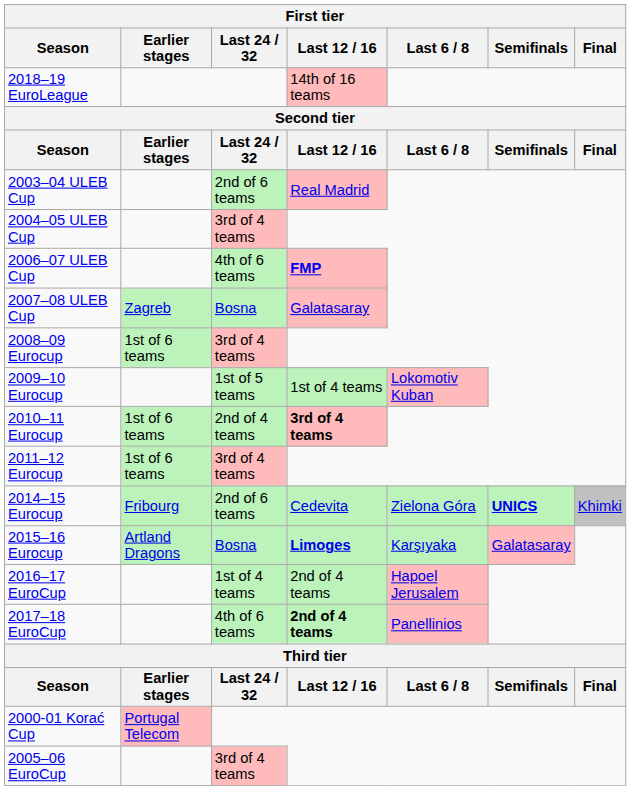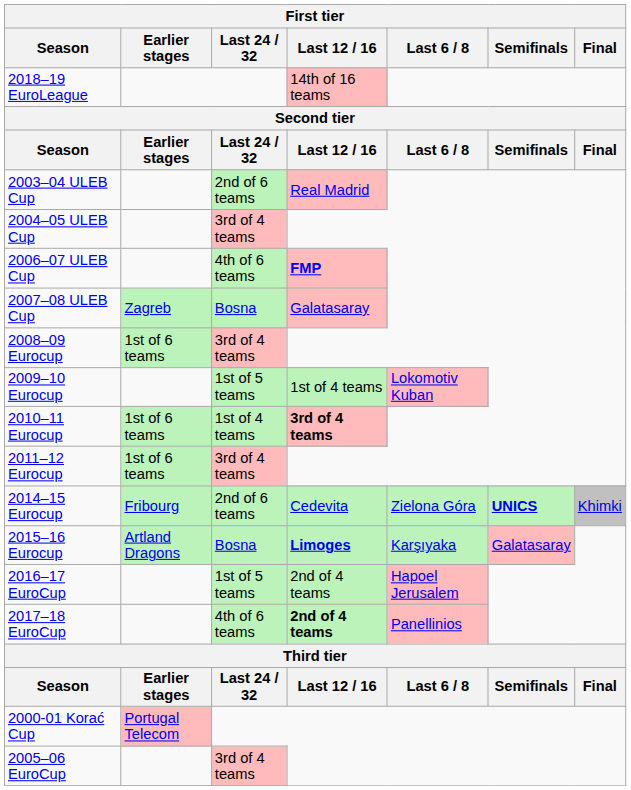(241, 427) 2nd of 4 teams -> (239, 427) 1st of 4 teams
(239, 585) 1st of 4 teams -> (239, 585) 1st of 5 teams
